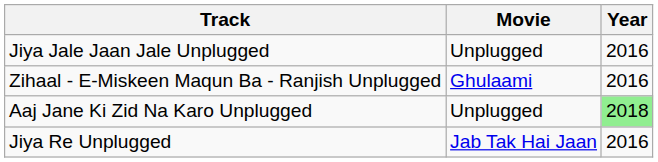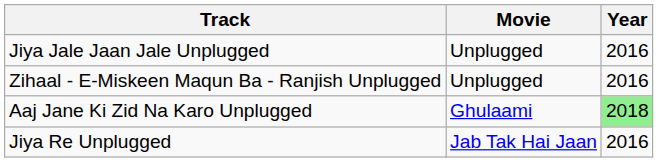(491, 80) Ghulaami -> (497, 80) Unplugged
(497, 111) Unplugged -> (491, 111) Ghulaami
